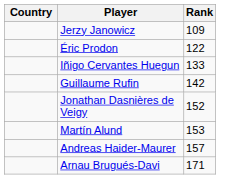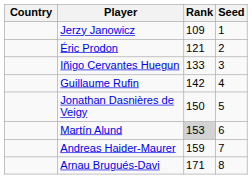+ column: (231, 13)
(195, 48) 122 -> (195, 48) 121
(195, 107) 152 -> (195, 107) 150
(195, 130) no background -> (195, 130) lightgrey background
(195, 148) 157 -> (195, 148) 159
